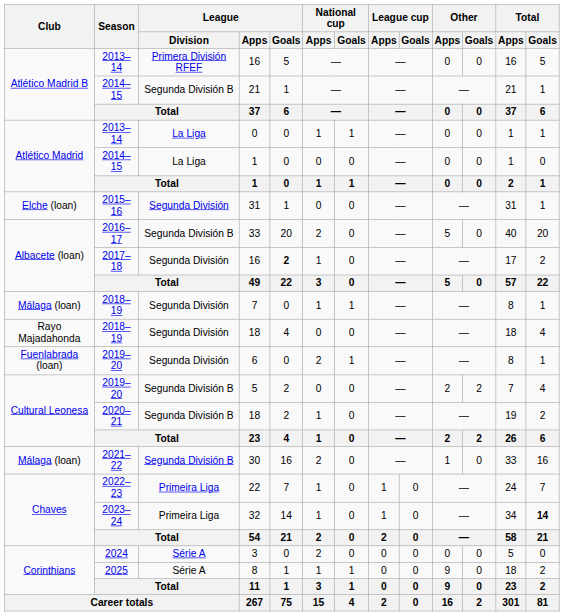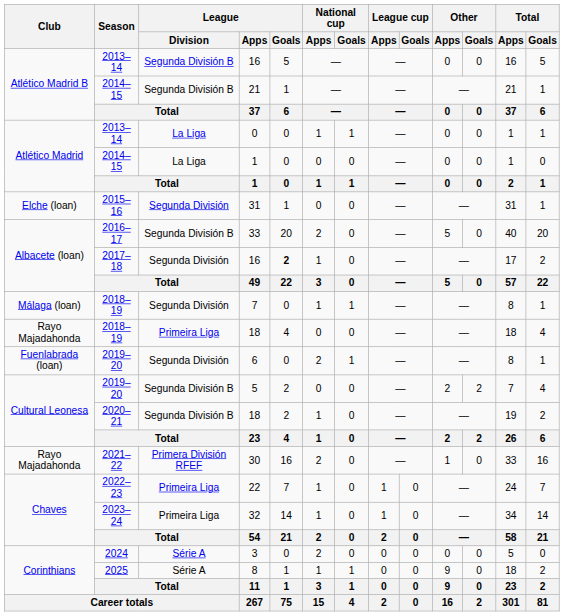(189, 62) Primera División RFEF -> (189, 62) Segunda División B
(189, 333) Segunda División -> (189, 333) Primeira Liga
(49, 460) Málaga (loan) -> (49, 460) Rayo Majadahonda
(189, 460) Segunda División B -> (189, 460) Primera División RFEF
(543, 515) bold -> (543, 515) normal
